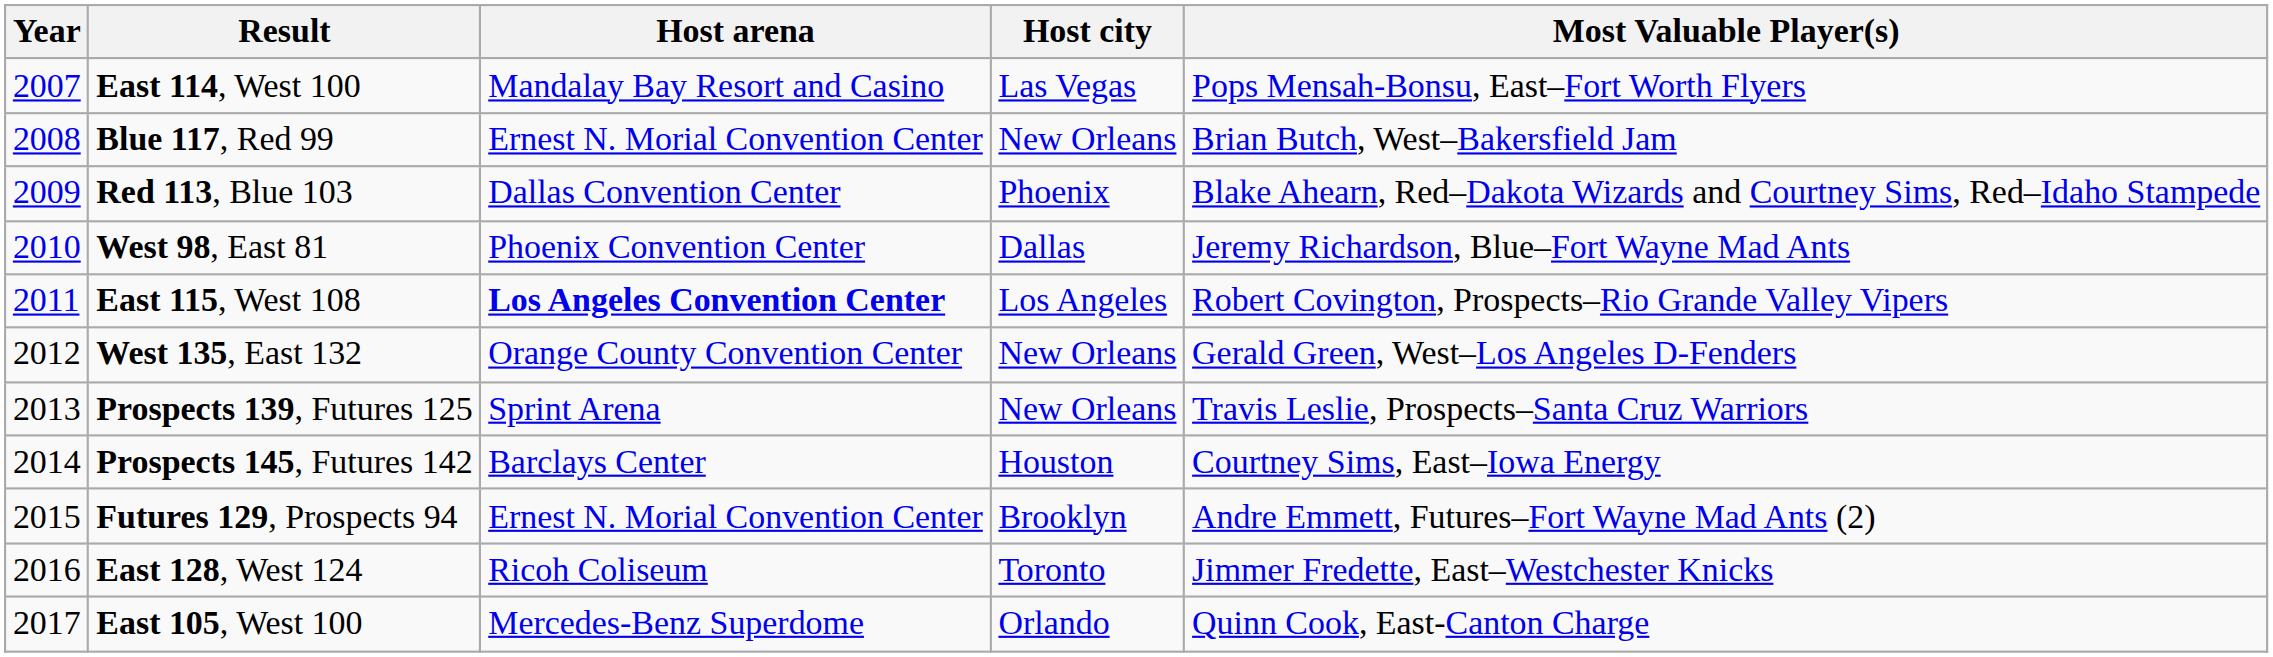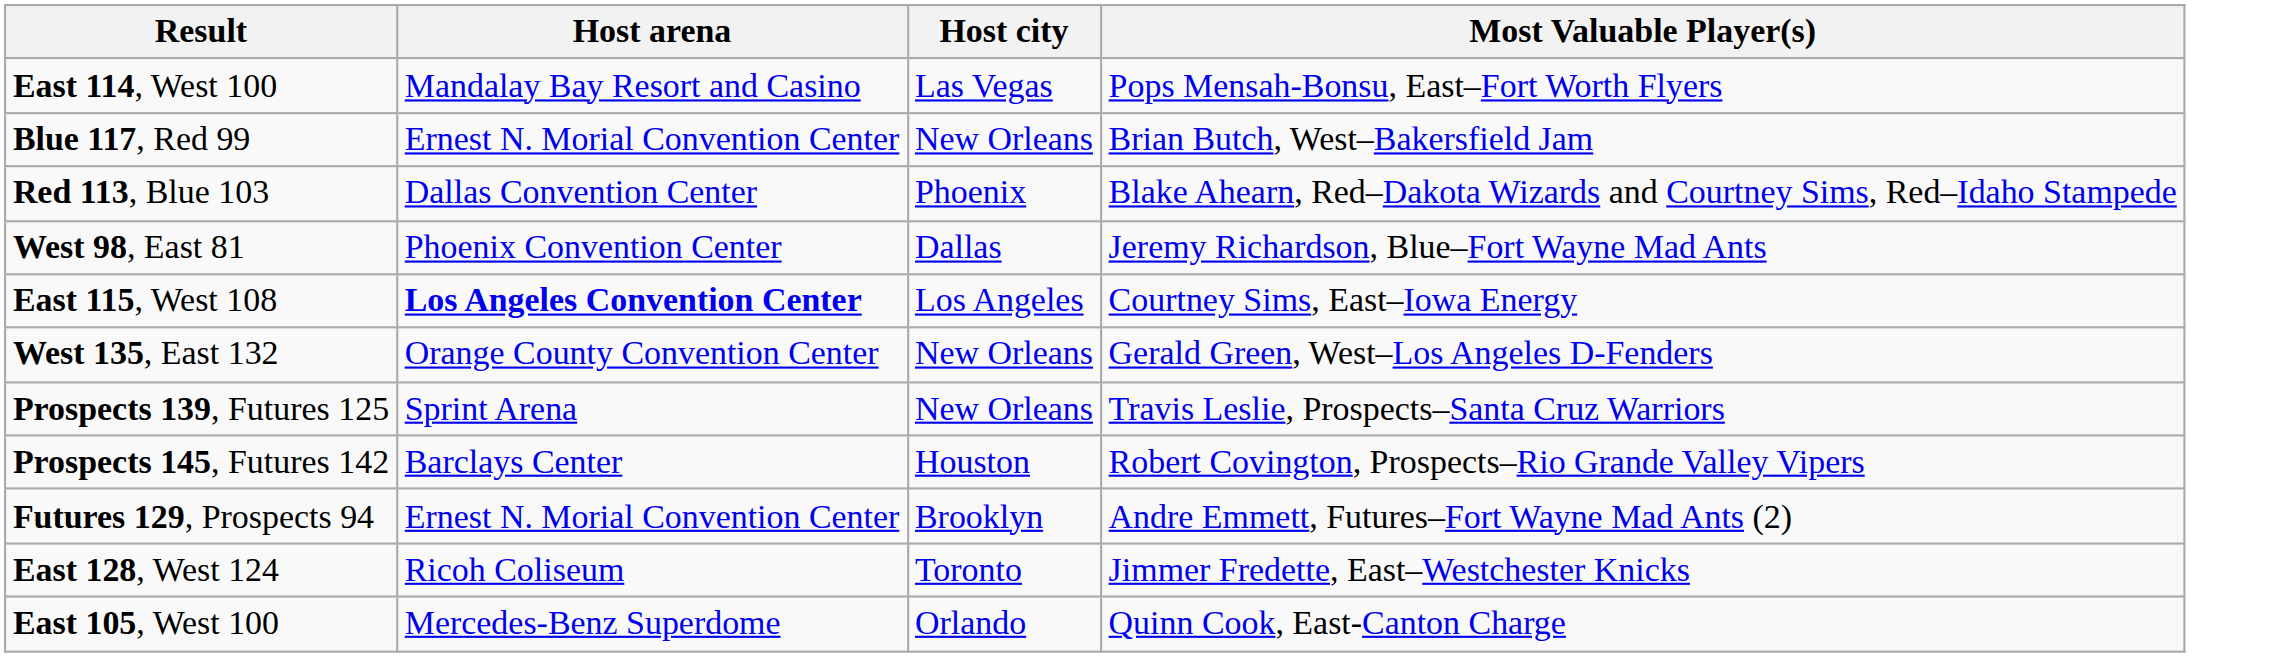- column: (47, 31)
(1570, 300) Robert Covington, Prospects–Rio Grande Valley Vipers -> (1343, 300) Courtney Sims, East–Iowa Energy
(1426, 461) Courtney Sims, East–Iowa Energy -> (1487, 461) Robert Covington, Prospects–Rio Grande Valley Vipers
